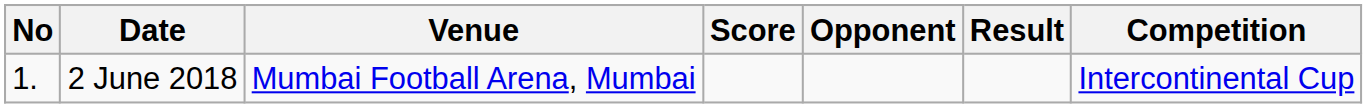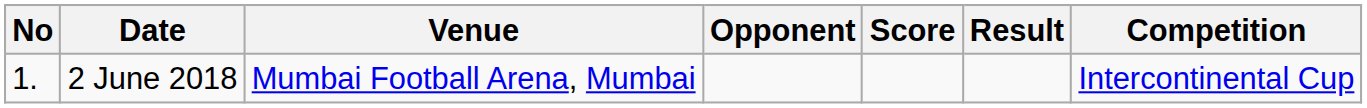columns swapped: (883, 30) <-> (753, 30)
